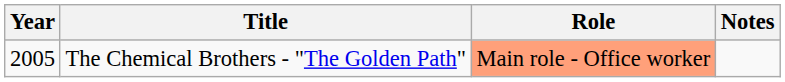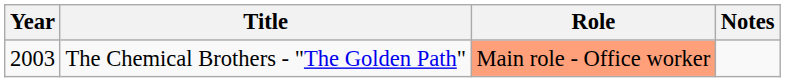(32, 58) 2005 -> (32, 58) 2003
